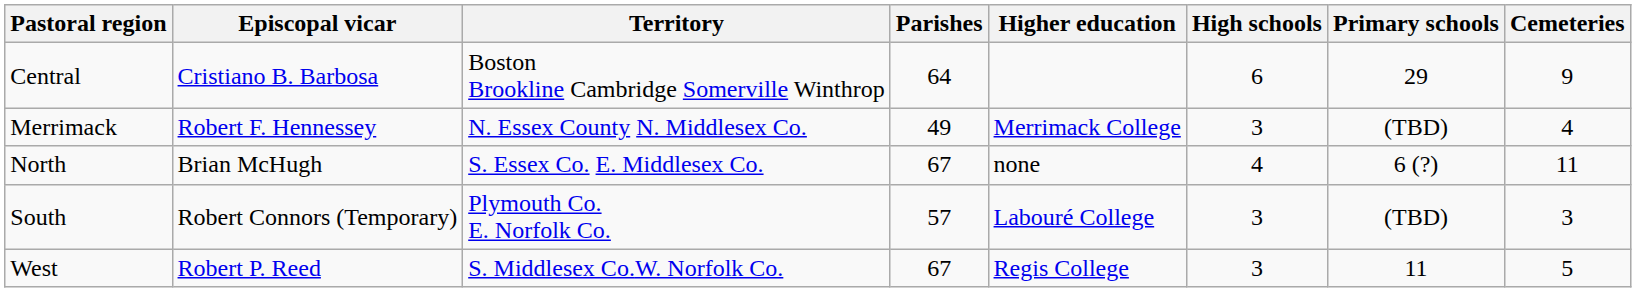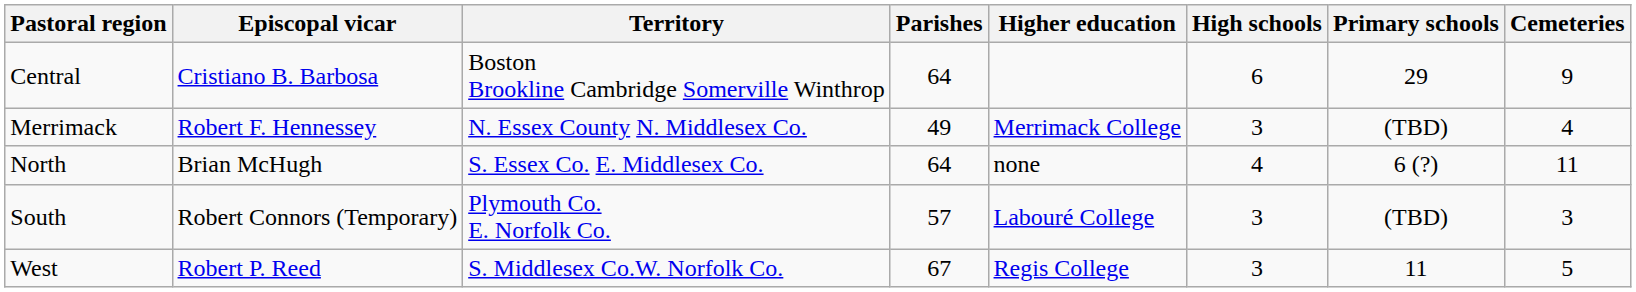(939, 164) 67 -> (939, 164) 64
